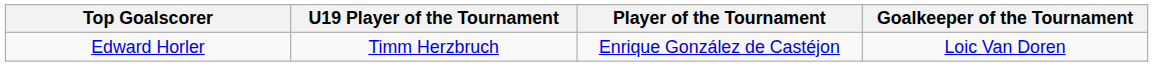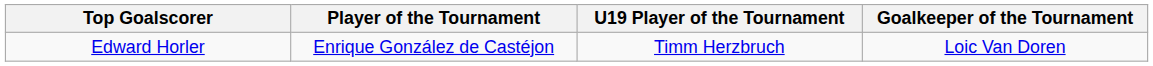columns swapped: (434, 18) <-> (719, 18)
